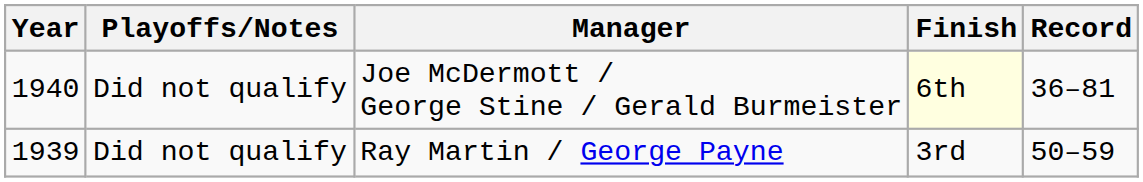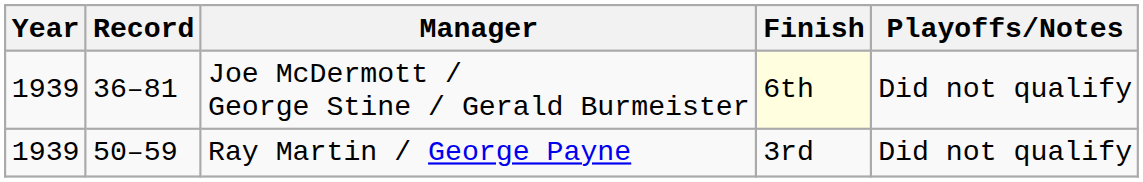columns swapped: (1081, 28) <-> (220, 28)
(46, 90) 1940 -> (46, 90) 1939
